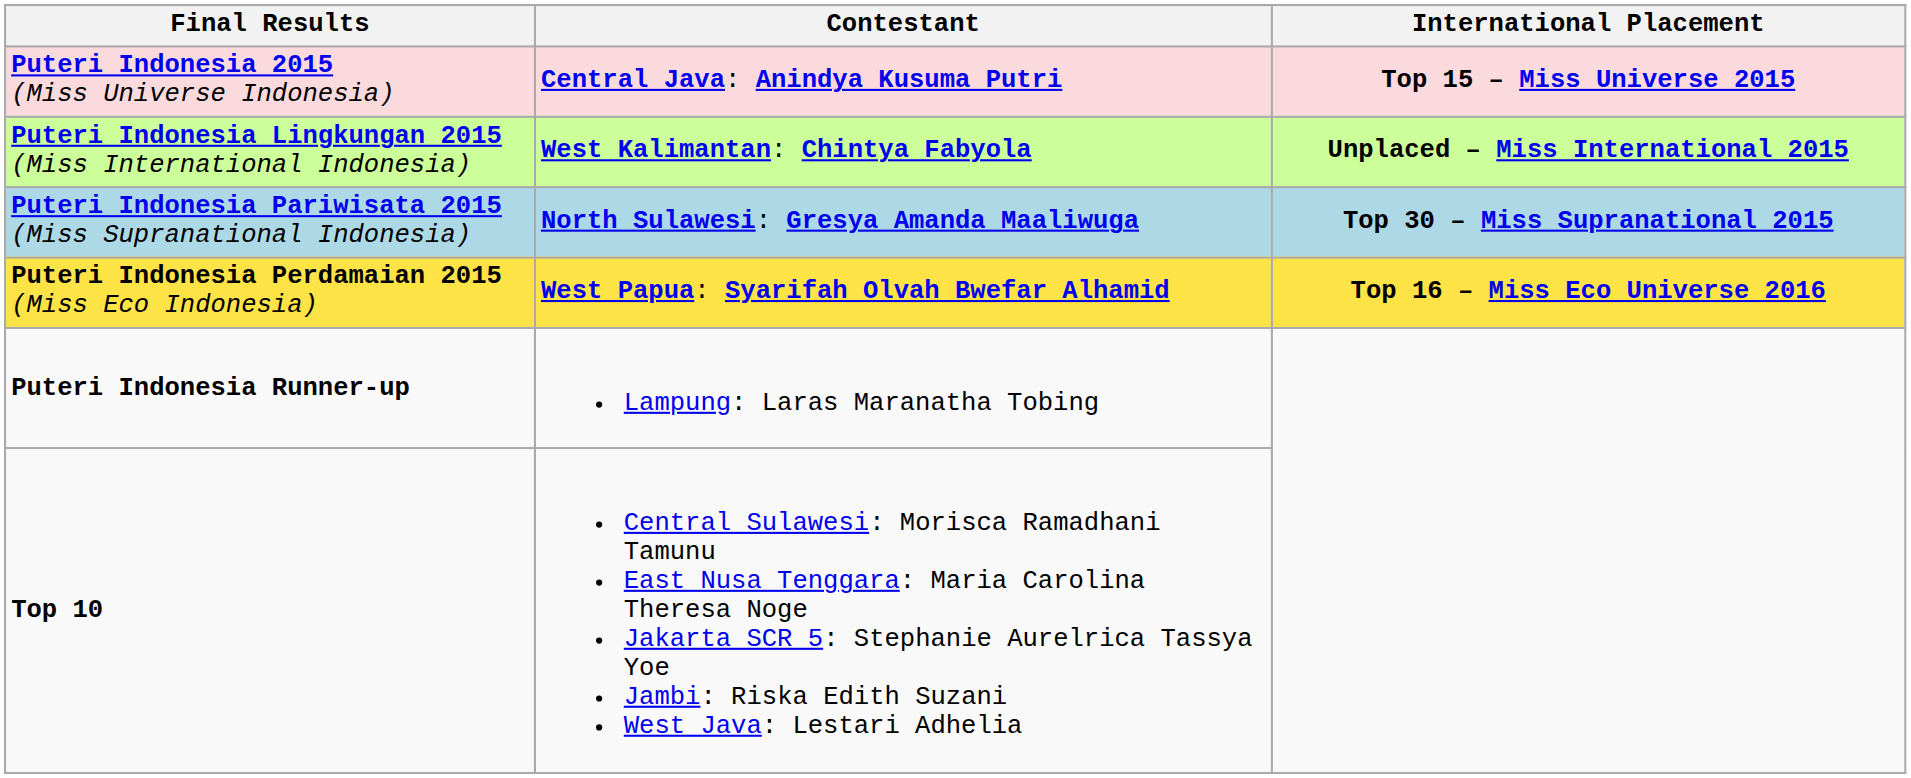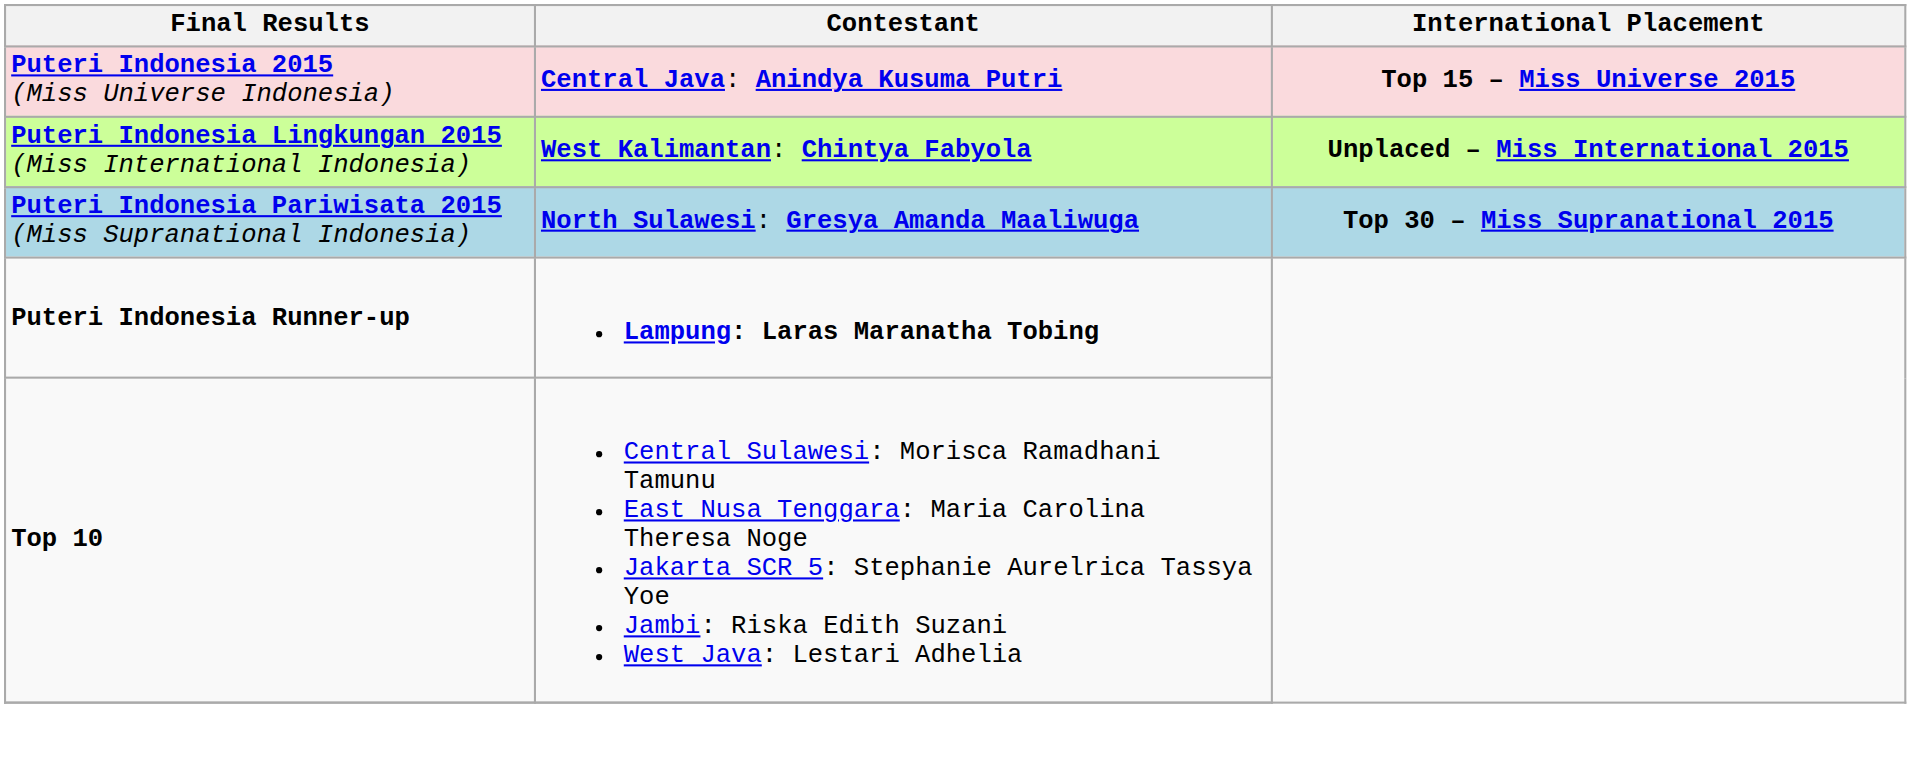- row: (257, 293)
(903, 403) normal -> (903, 333) bold
